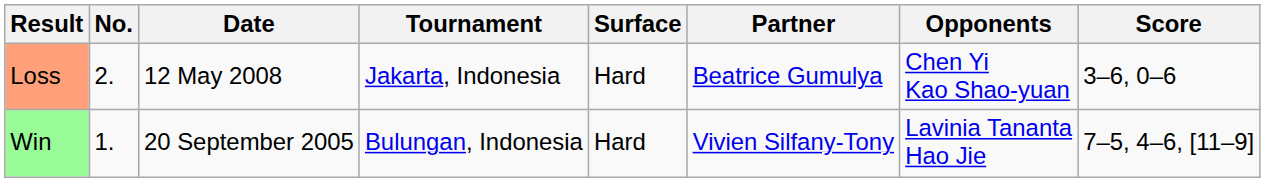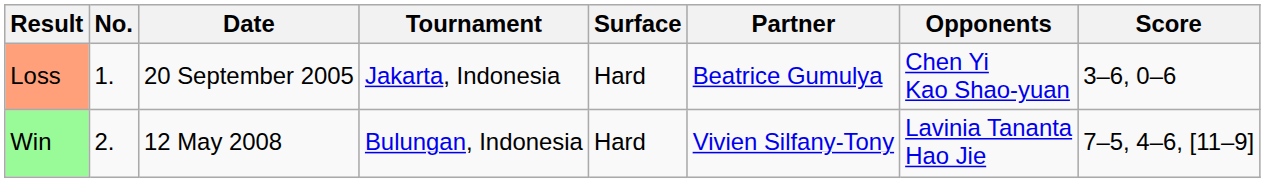(104, 76) 2. -> (104, 76) 1.
(213, 76) 12 May 2008 -> (249, 76) 20 September 2005
(104, 142) 1. -> (104, 142) 2.
(249, 142) 20 September 2005 -> (213, 142) 12 May 2008
